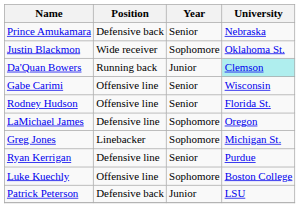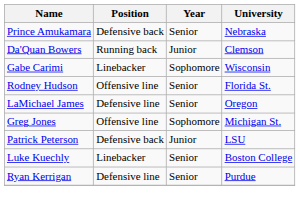- row: (44, 50)
(244, 68) paleturquoise background -> (244, 50) no background
(127, 86) Offensive line -> (121, 68) Linebacker
(183, 86) Senior -> (194, 68) Sophomore
(194, 122) Sophomore -> (183, 104) Senior
(121, 140) Linebacker -> (127, 122) Offensive line
rows swapped: (39, 158) <-> (43, 194)
(127, 176) Offensive line -> (121, 158) Linebacker
(194, 176) Sophomore -> (183, 158) Senior
